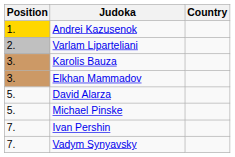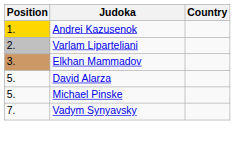- row: (85, 62)
- row: (81, 128)
